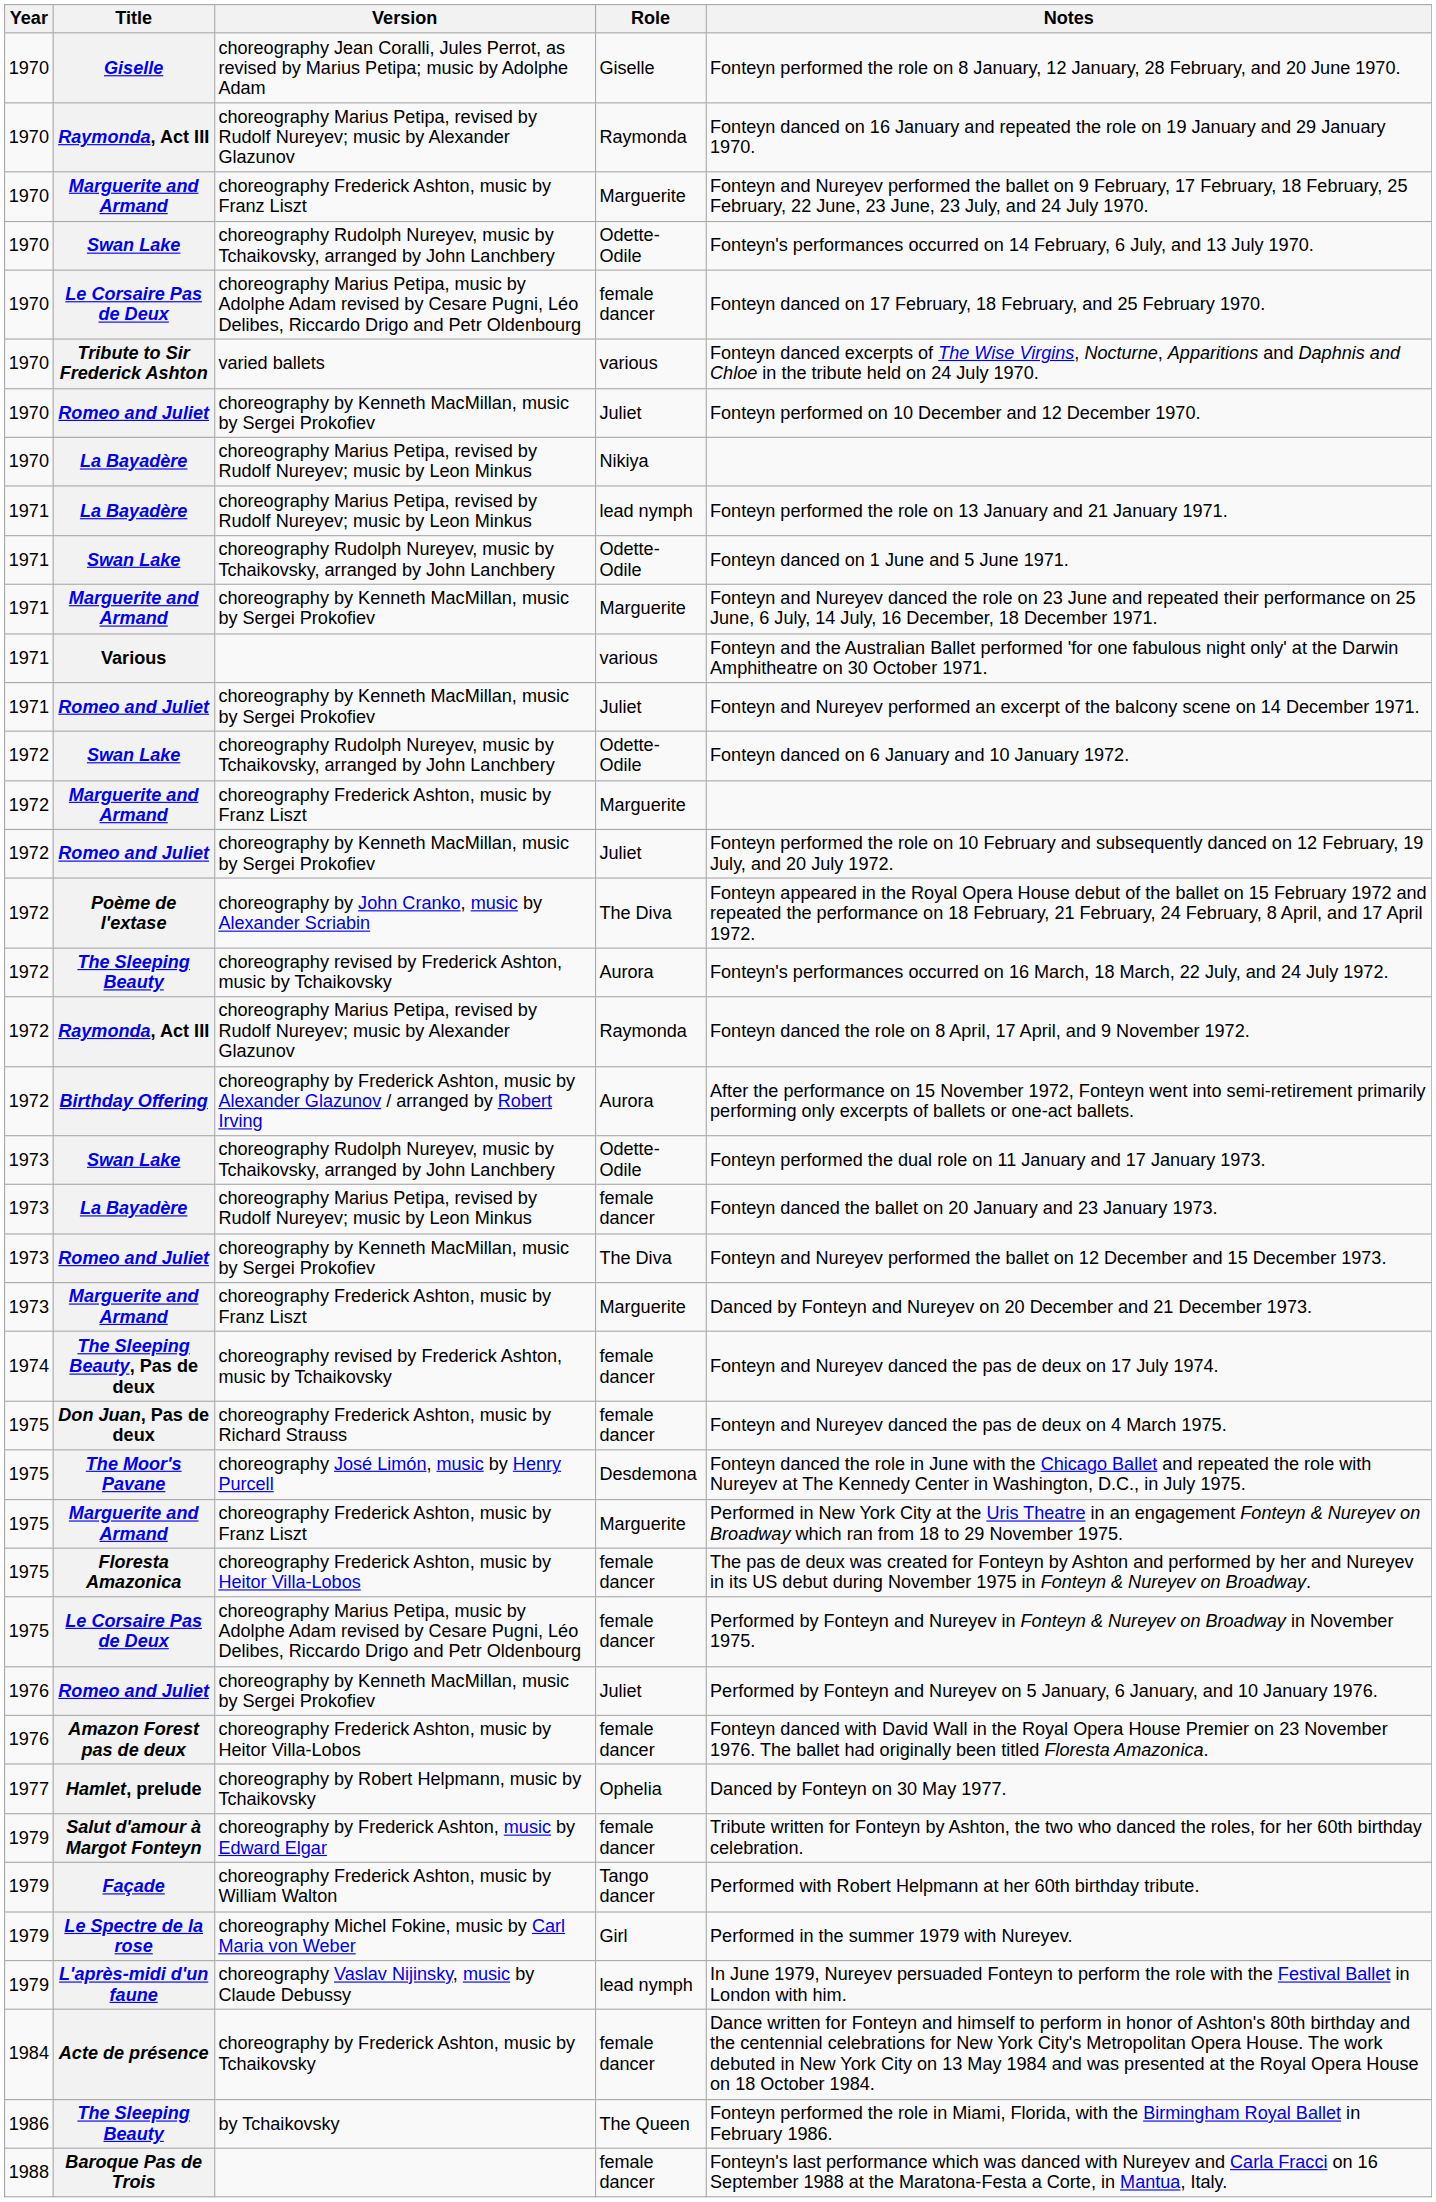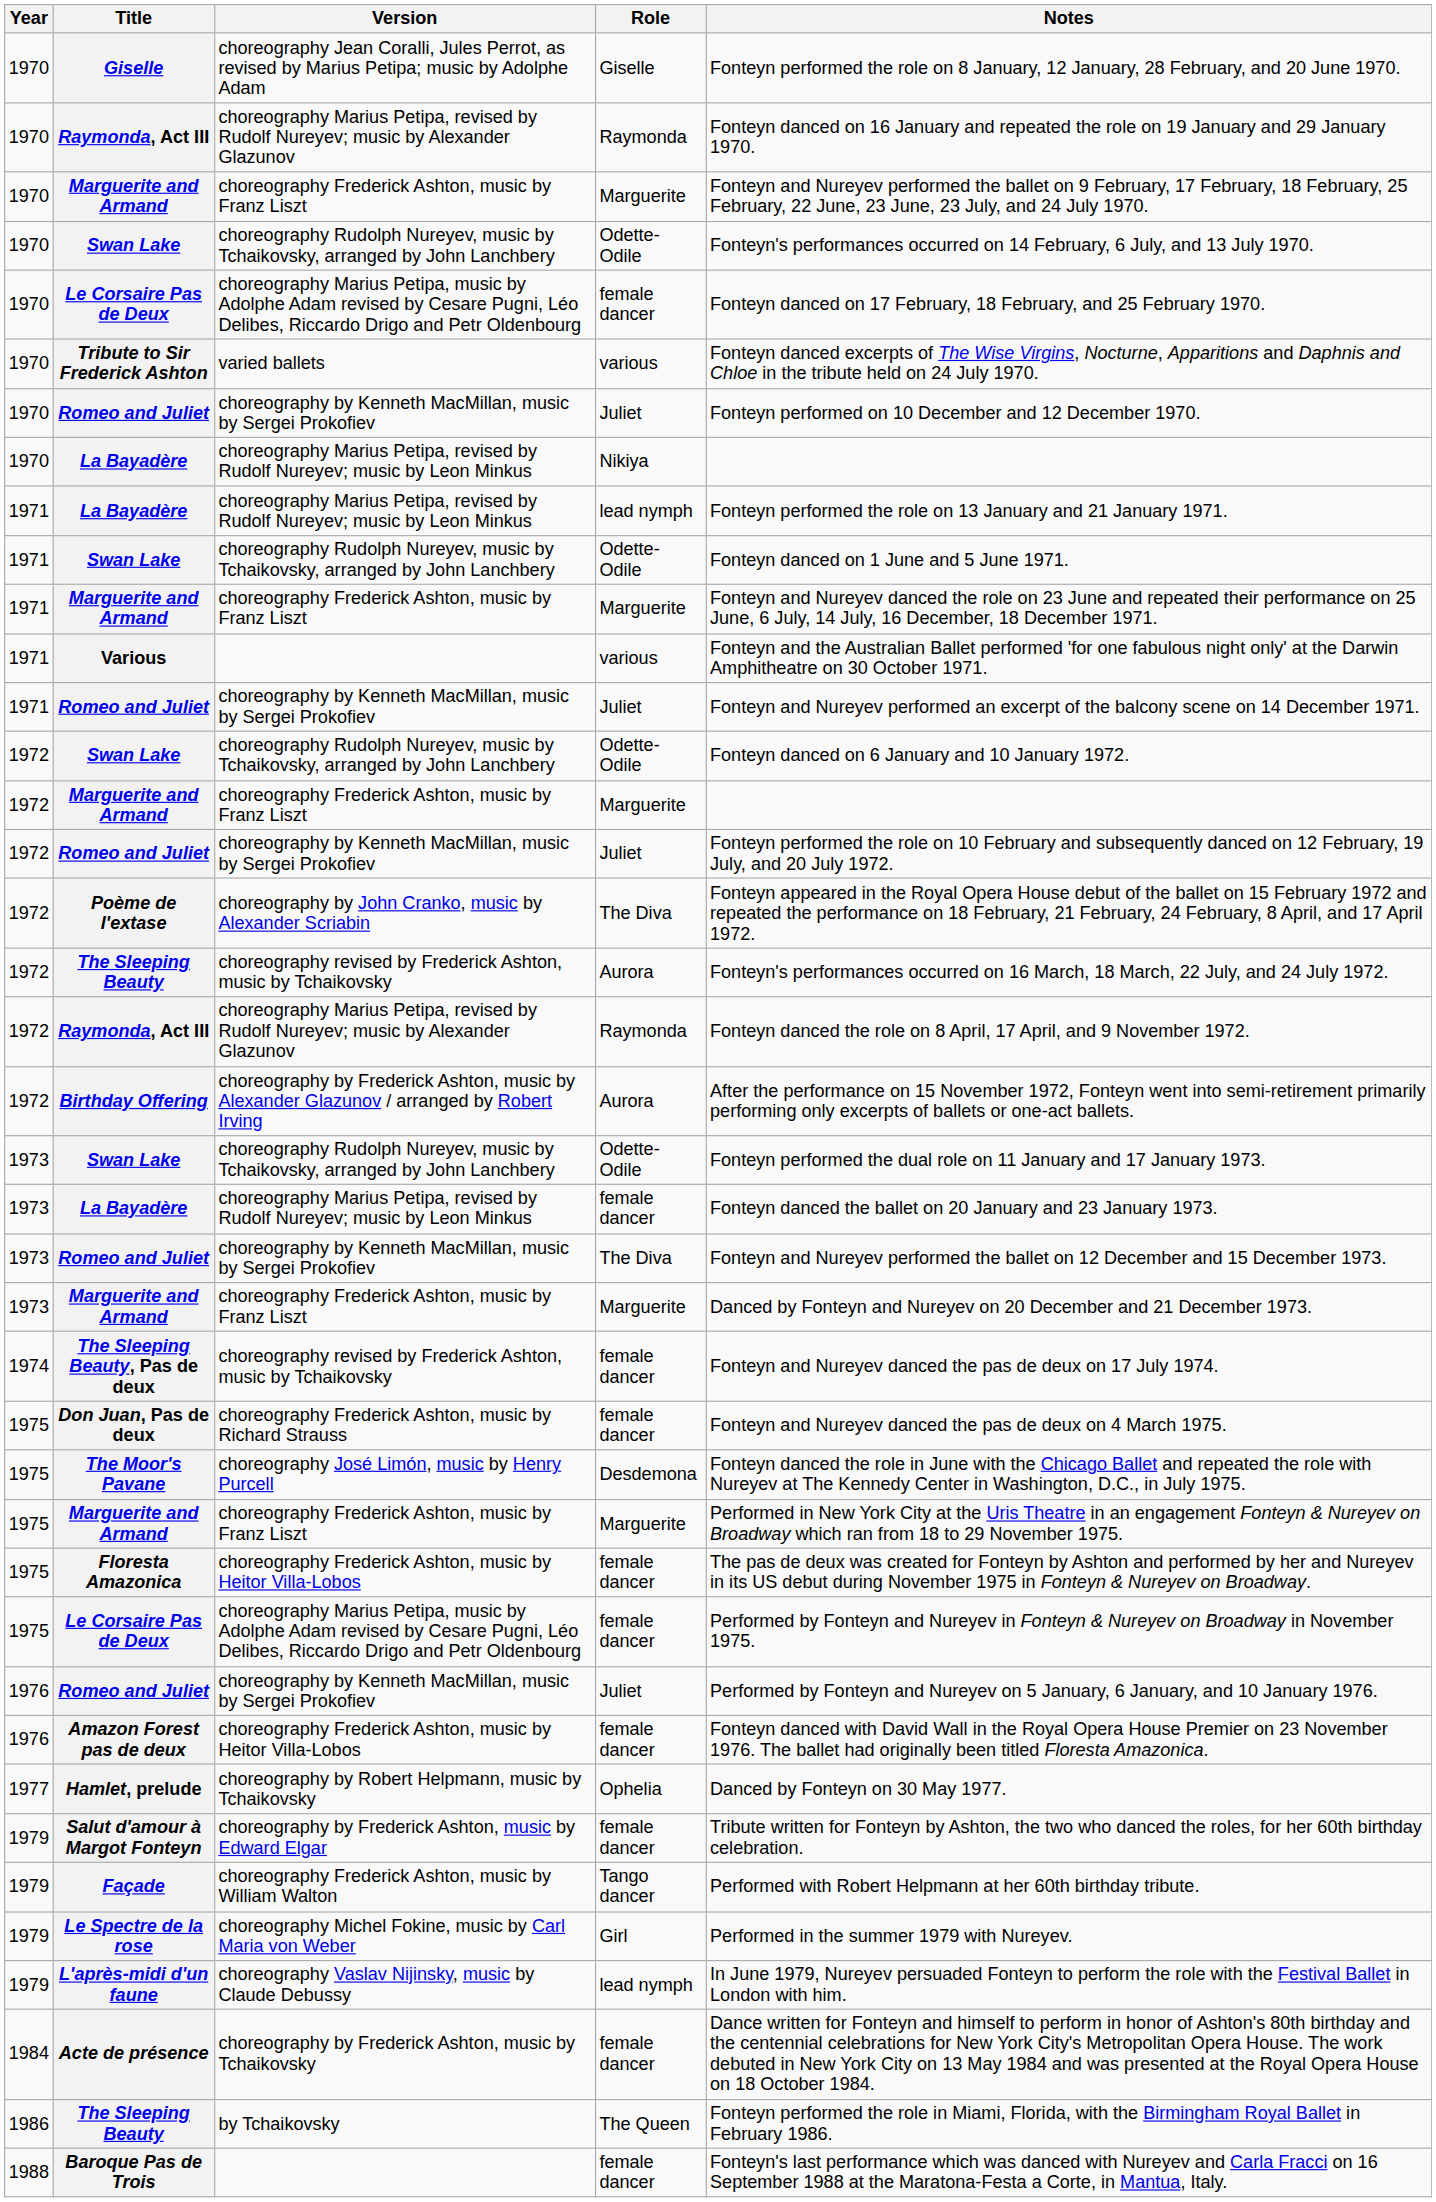(394, 608) choreography by Kenneth MacMillan, music by Sergei Prokofiev -> (385, 608) choreography Frederick Ashton, music by Franz Liszt
